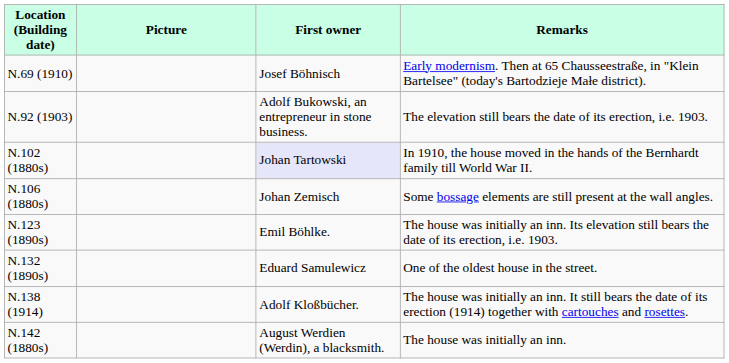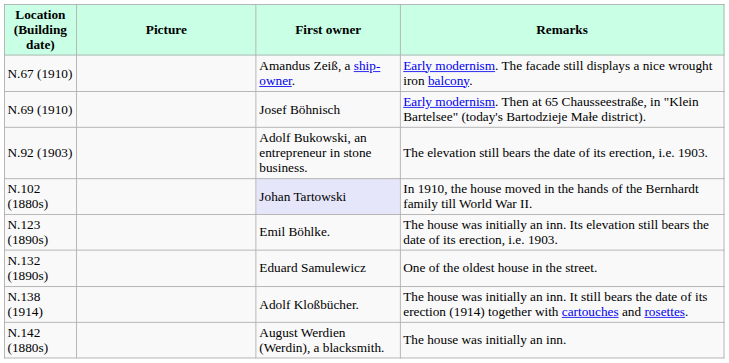+ row: (40, 73)
- row: (28, 196)
